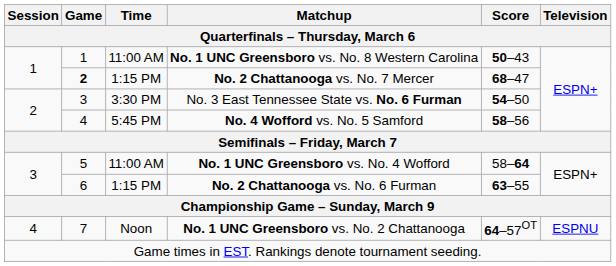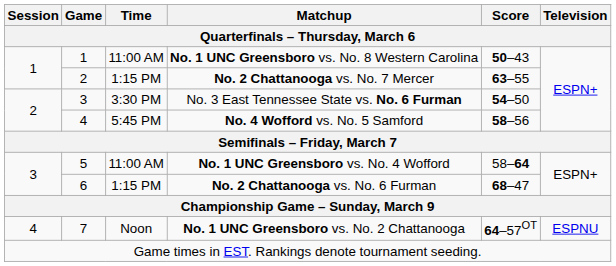(84, 79) bold -> (84, 79) normal
(511, 79) 68–47 -> (511, 79) 63–55
(511, 185) 63–55 -> (511, 185) 68–47
